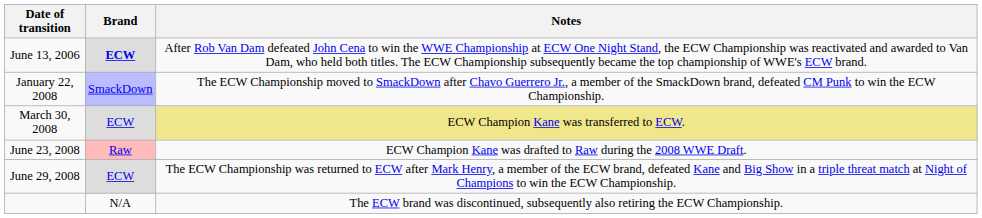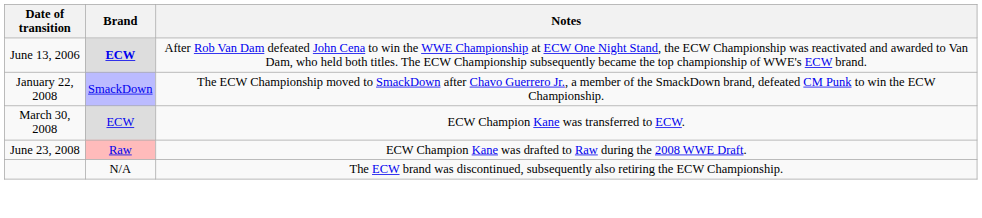(566, 122) khaki background -> (566, 122) no background
- row: (45, 176)
